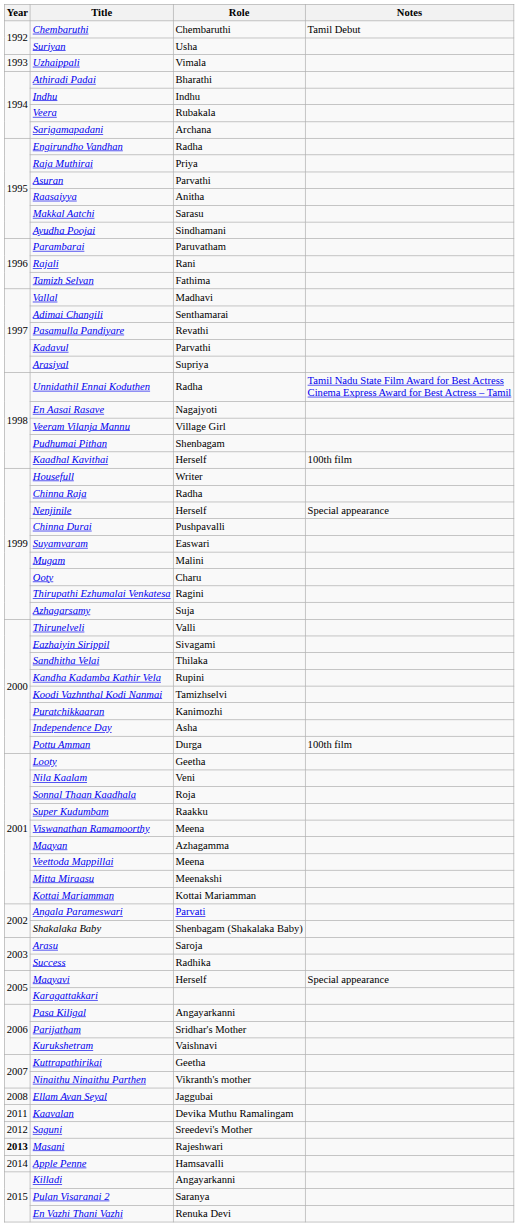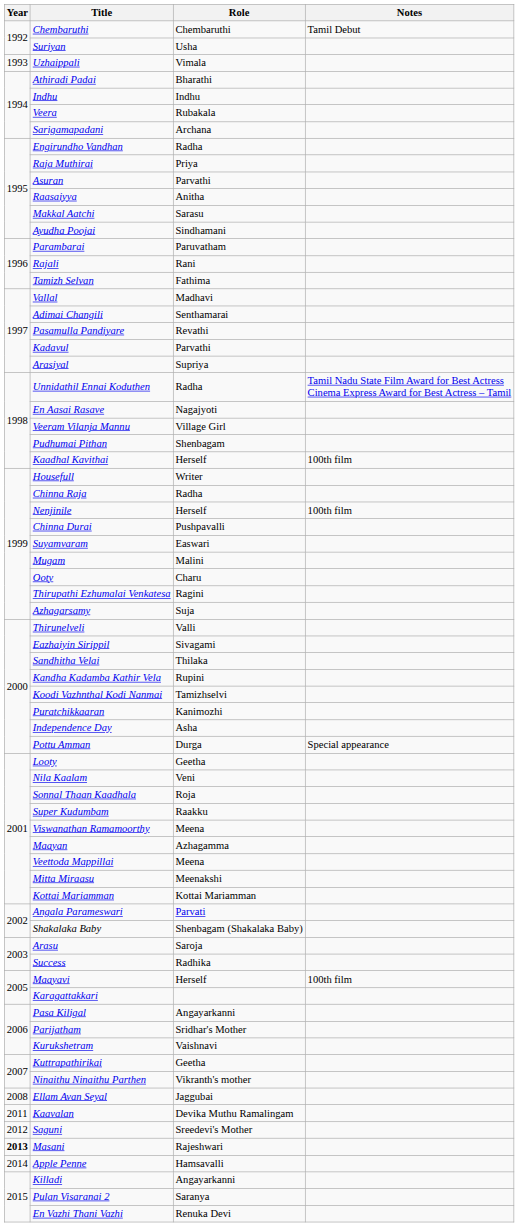(348, 510) Special appearance -> (330, 510) 100th film
(330, 744) 100th film -> (348, 744) Special appearance
(348, 979) Special appearance -> (330, 979) 100th film
